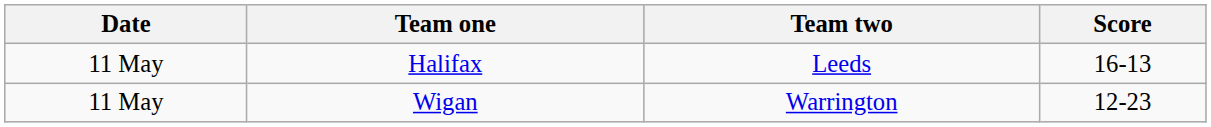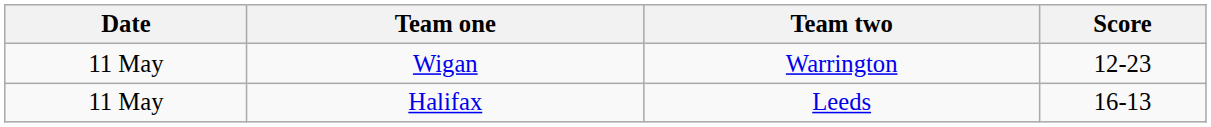rows swapped: (445, 63) <-> (445, 102)
